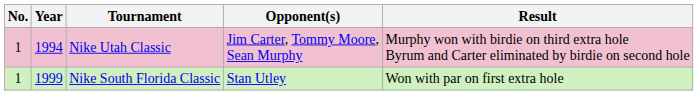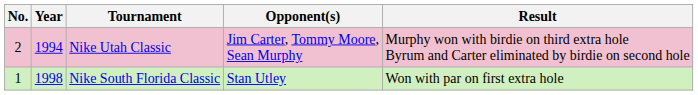(18, 47) 1 -> (18, 47) 2
(49, 78) 1999 -> (49, 78) 1998
